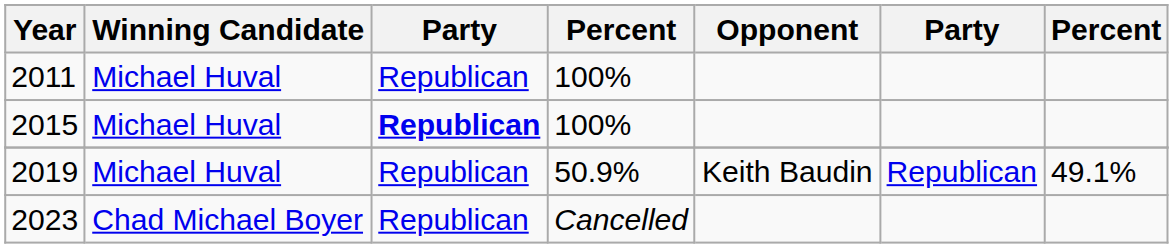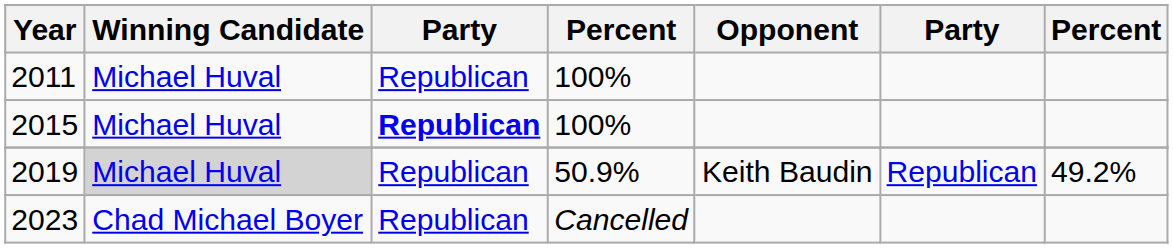(187, 172) no background -> (187, 172) lightgrey background
(1094, 172) 49.1% -> (1094, 172) 49.2%
